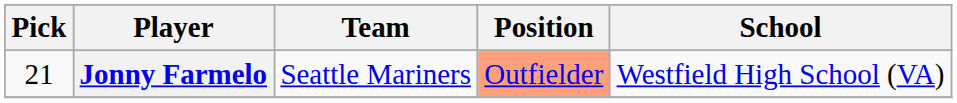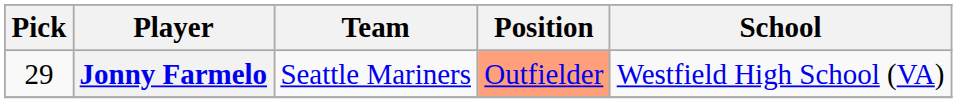(39, 73) 21 -> (39, 73) 29
